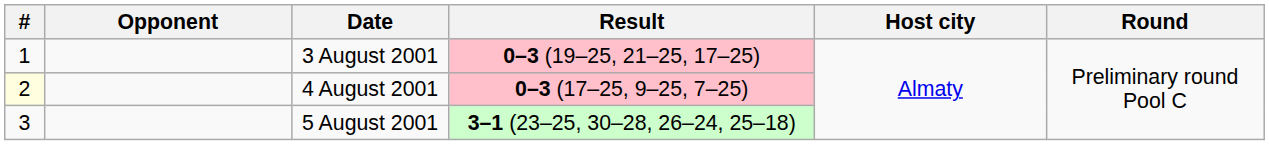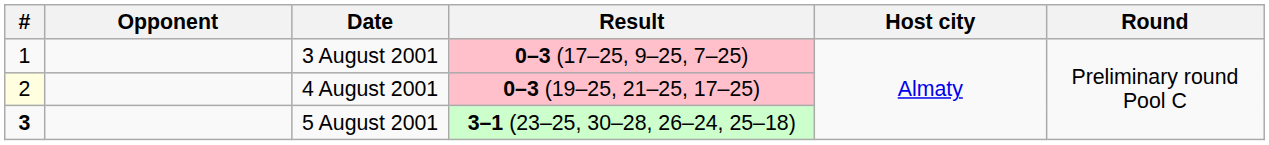(632, 56) 0–3 (19–25, 21–25, 17–25) -> (632, 56) 0–3 (17–25, 9–25, 7–25)
(632, 89) 0–3 (17–25, 9–25, 7–25) -> (632, 89) 0–3 (19–25, 21–25, 17–25)
(25, 123) normal -> (25, 123) bold
